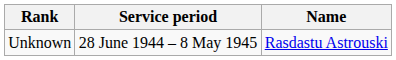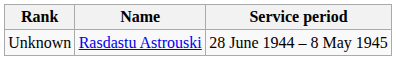columns swapped: (326, 17) <-> (168, 17)
